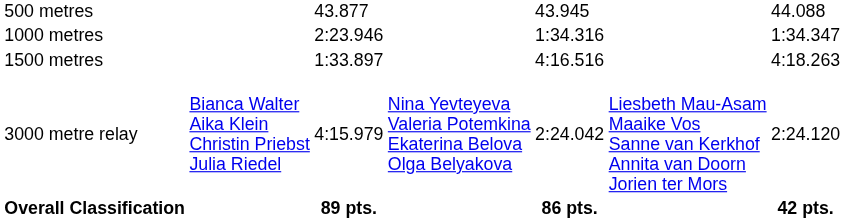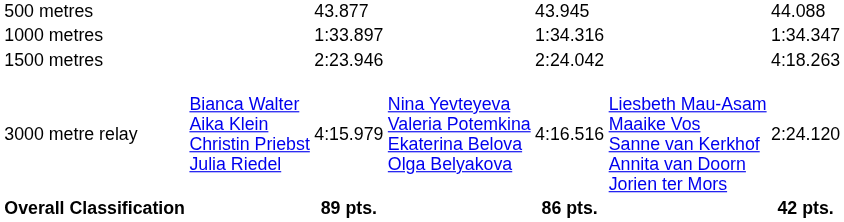(349, 35) 2:23.946 -> (349, 35) 1:33.897
(349, 60) 1:33.897 -> (349, 60) 2:23.946
(570, 60) 4:16.516 -> (570, 60) 2:24.042
(570, 134) 2:24.042 -> (570, 134) 4:16.516
